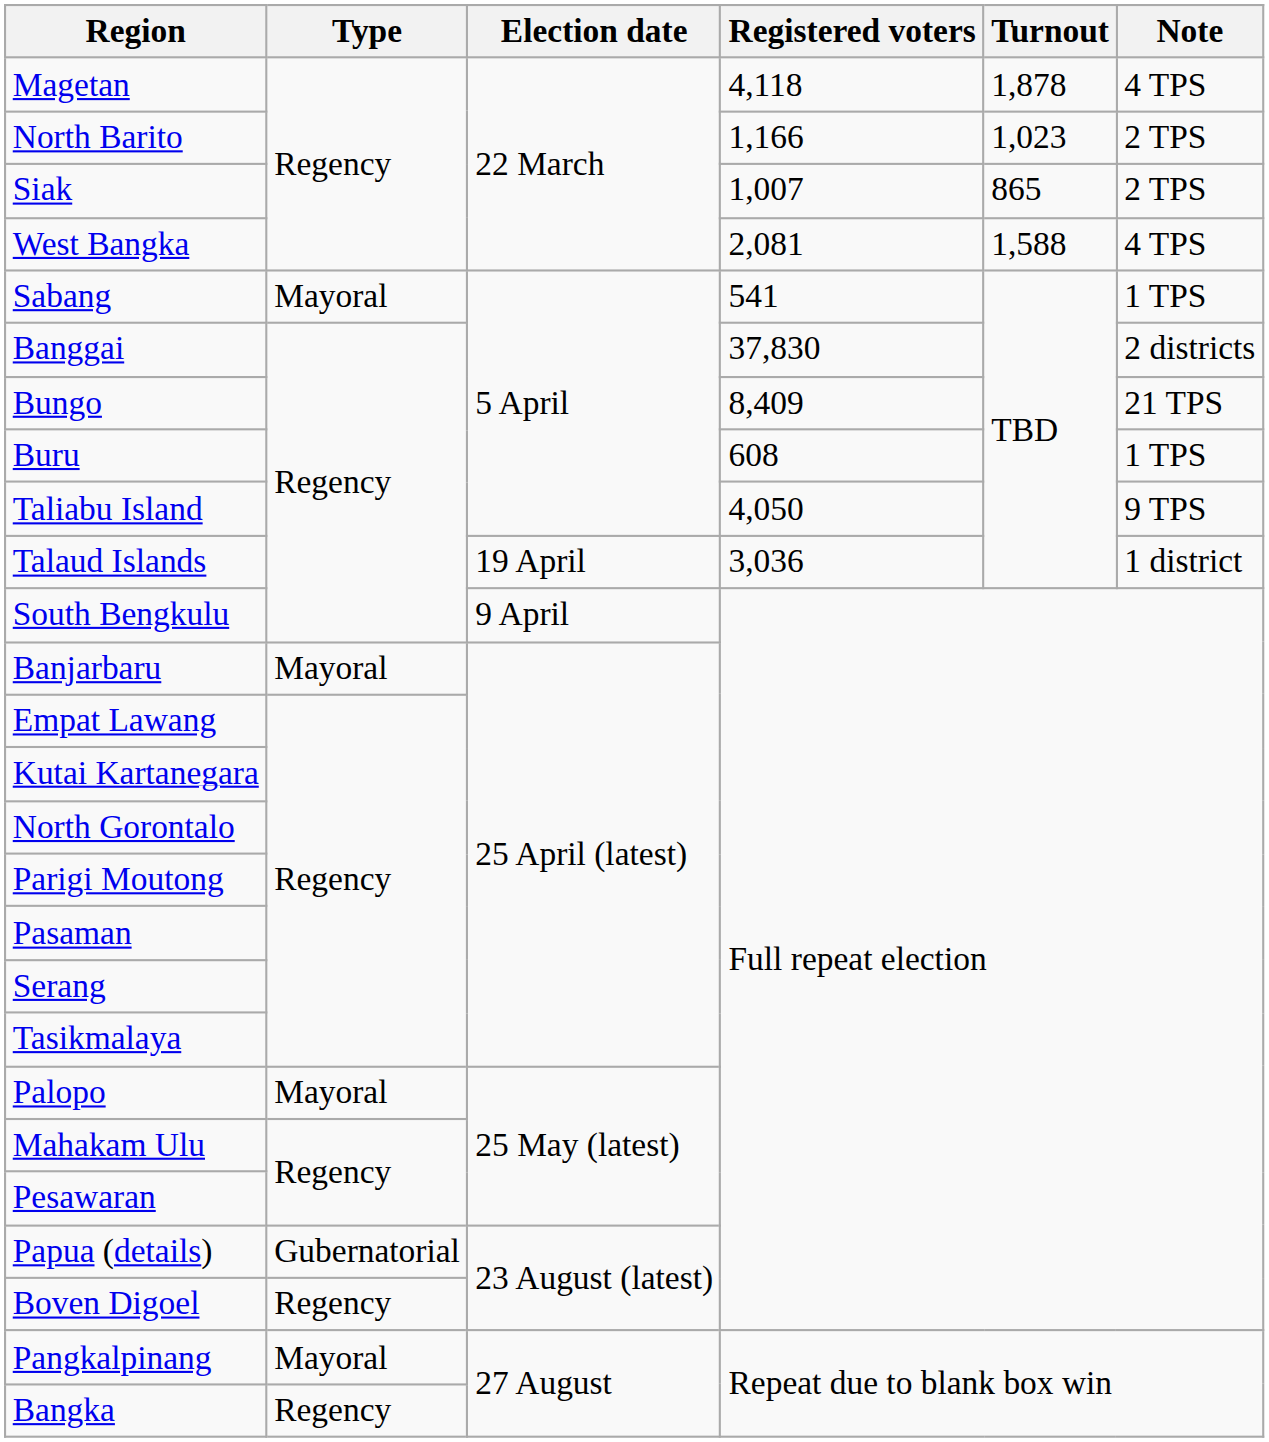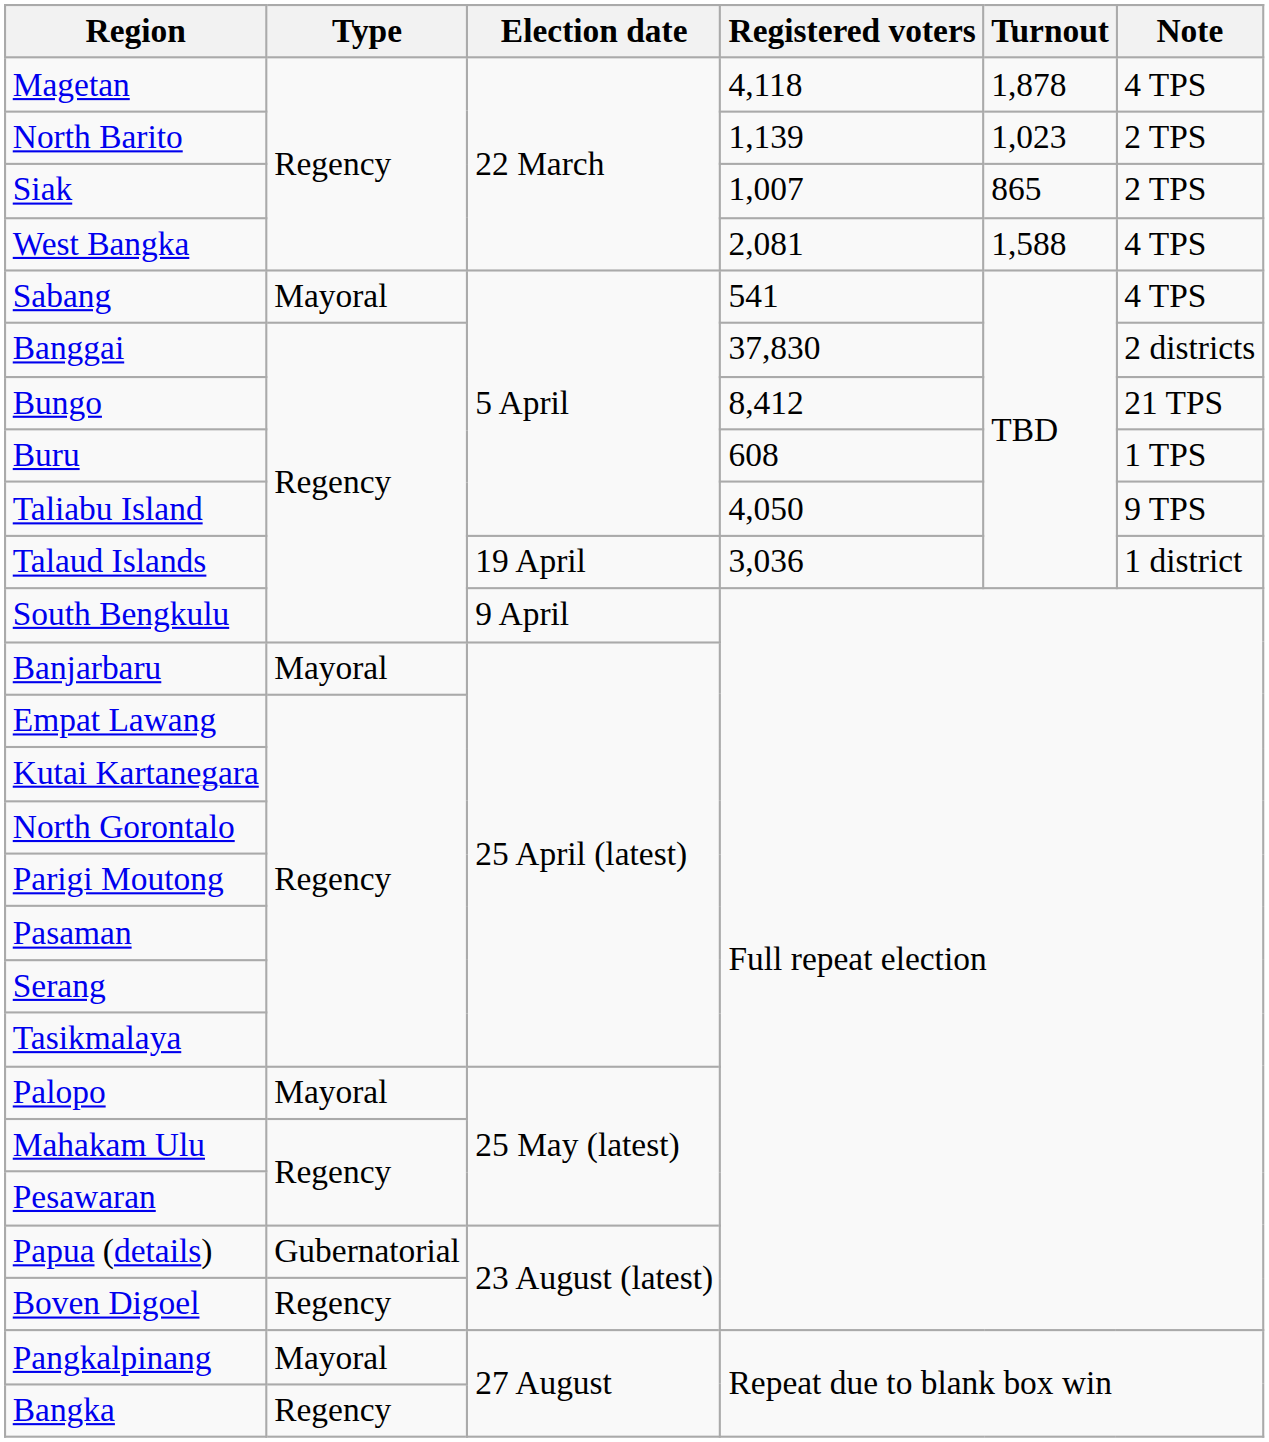(766, 137) 1,166 -> (766, 137) 1,139
(1165, 296) 1 TPS -> (1165, 296) 4 TPS
(766, 402) 8,409 -> (766, 402) 8,412
